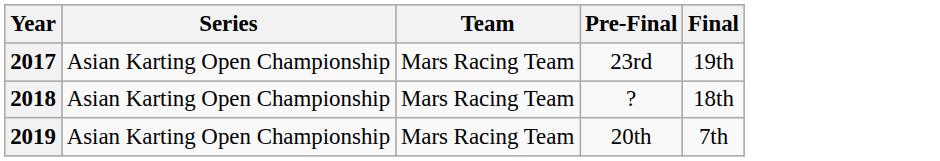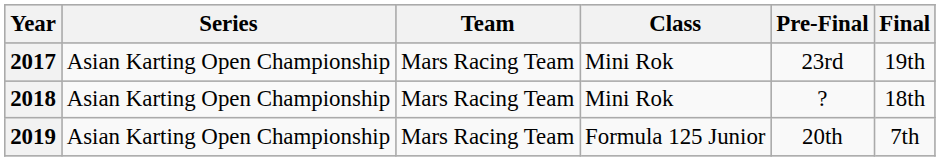+ column: (675, 23)
